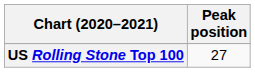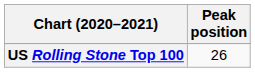(219, 55) 27 -> (219, 55) 26
